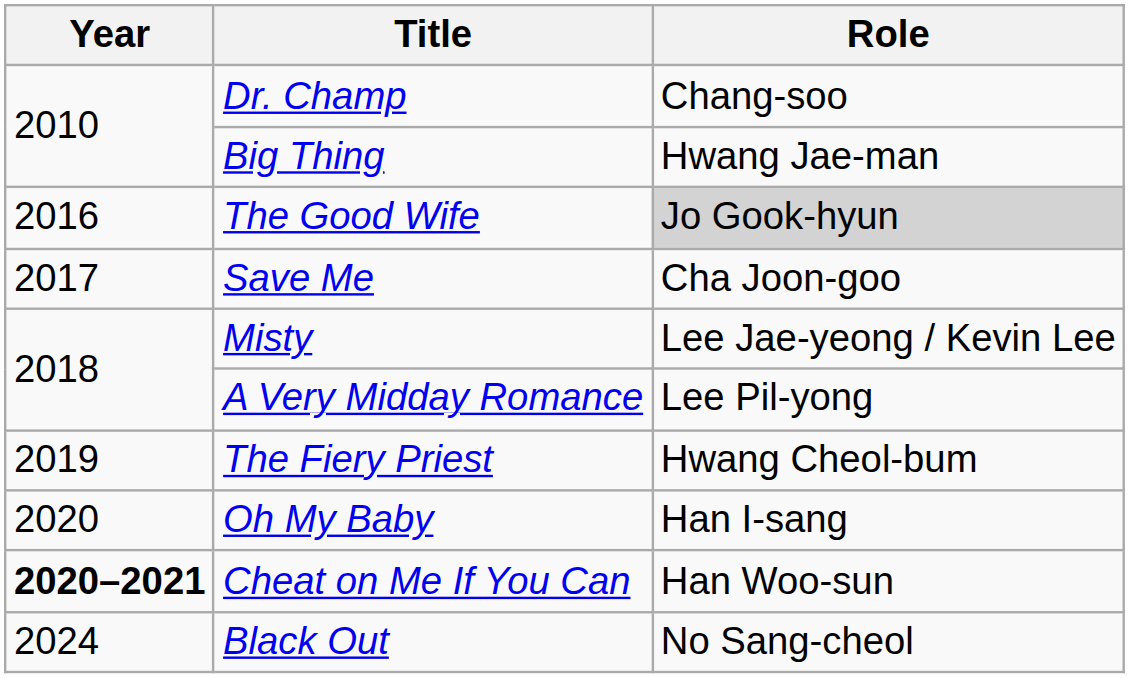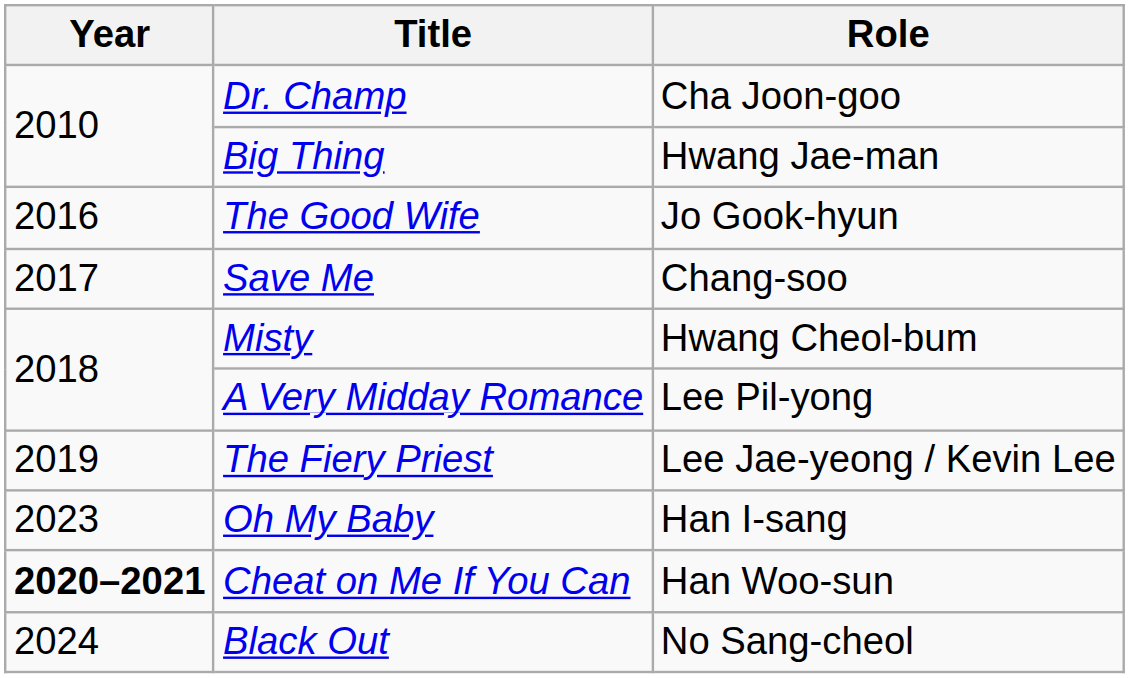(754, 95) Chang-soo -> (781, 95) Cha Joon-goo
(780, 216) lightgrey background -> (780, 216) no background
(781, 277) Cha Joon-goo -> (754, 277) Chang-soo
(888, 338) Lee Jae-yeong / Kevin Lee -> (819, 338) Hwang Cheol-bum
(819, 459) Hwang Cheol-bum -> (888, 459) Lee Jae-yeong / Kevin Lee
(57, 519) 2020 -> (57, 519) 2023
